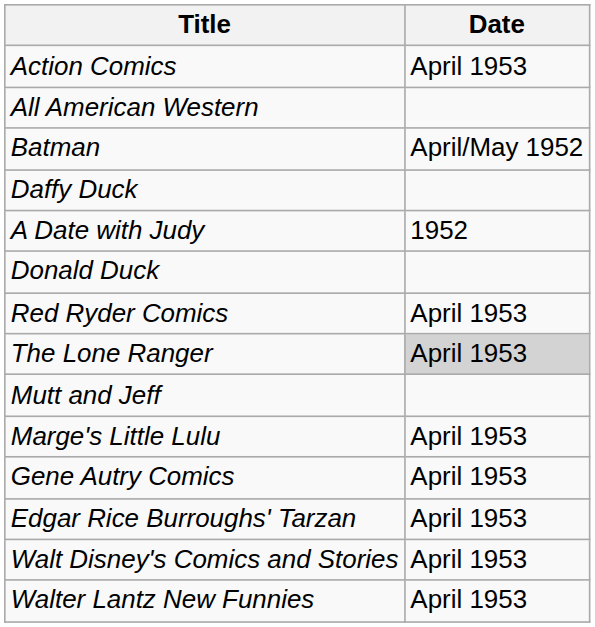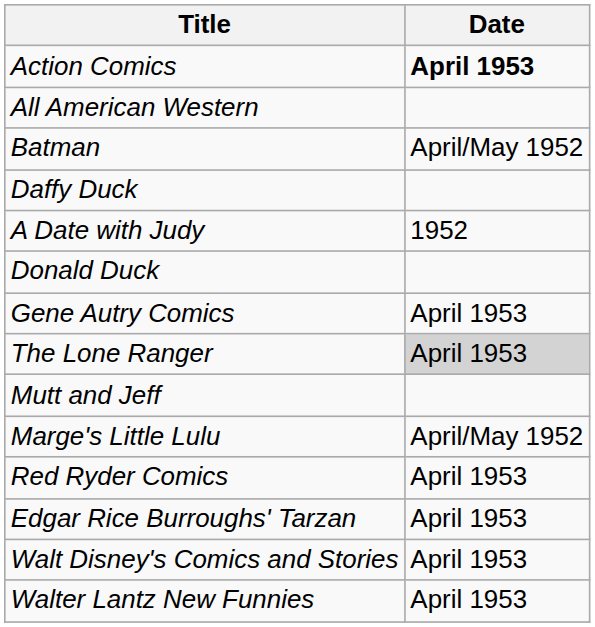(469, 66) normal -> (472, 66) bold
rows swapped: (123, 477) <-> (120, 312)
(469, 436) April 1953 -> (497, 436) April/May 1952
